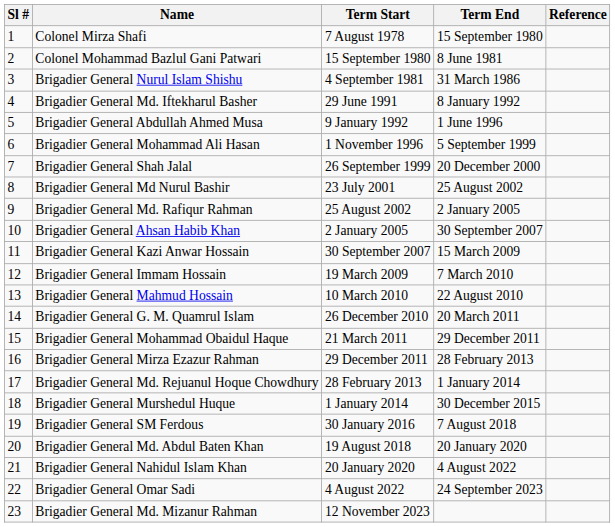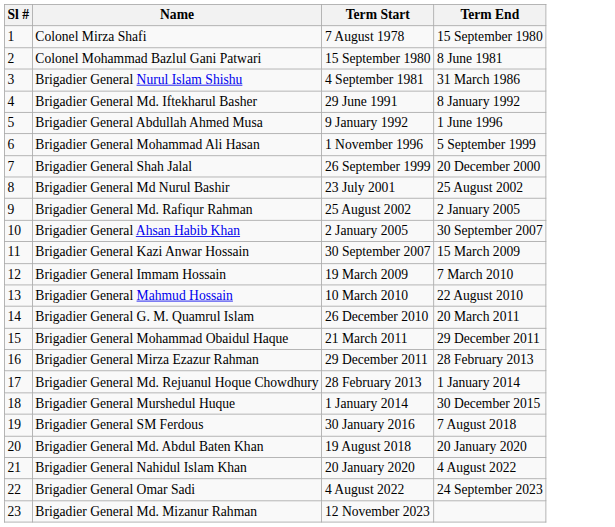- column: (578, 15)
